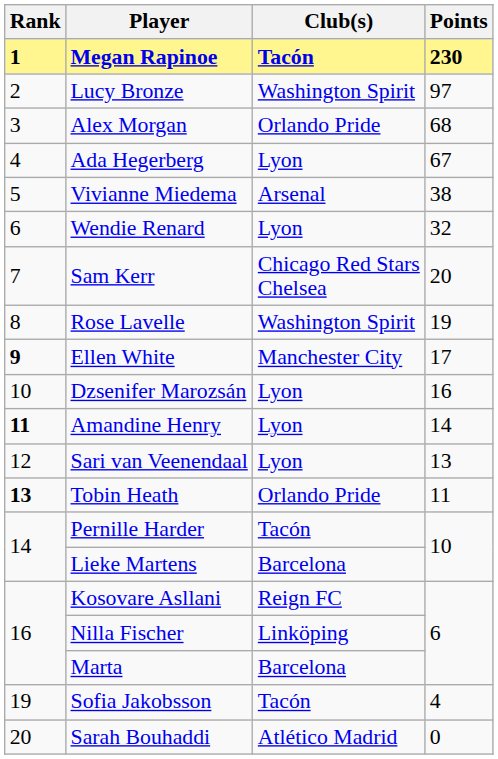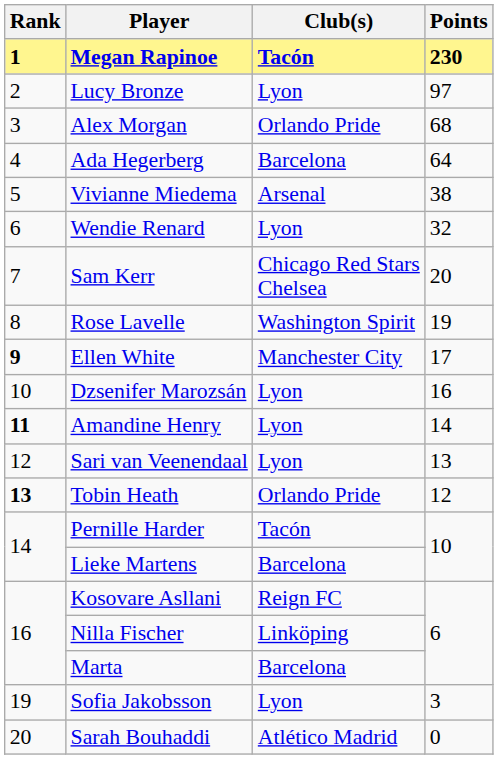(336, 90) Washington Spirit -> (280, 90) Lyon
(280, 159) Lyon -> (302, 159) Barcelona
(441, 159) 67 -> (441, 159) 64
(440, 494) 11 -> (441, 494) 12
(284, 701) Tacón -> (280, 701) Lyon
(435, 701) 4 -> (435, 701) 3
